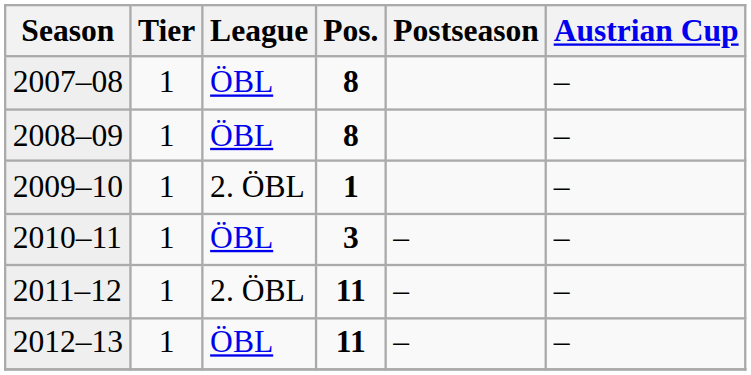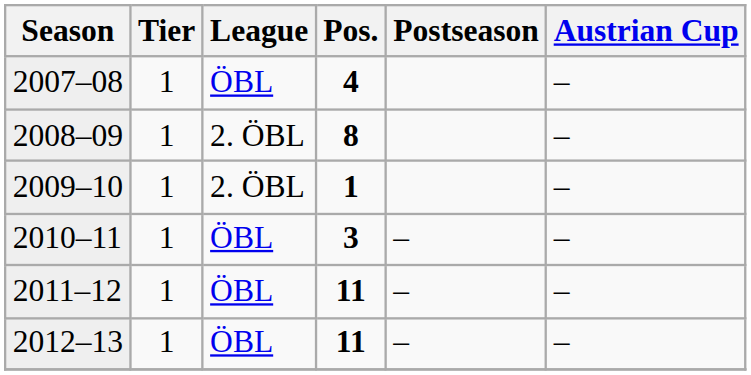(351, 82) 8 -> (351, 82) 4
(242, 134) ÖBL -> (257, 134) 2. ÖBL
(257, 290) 2. ÖBL -> (242, 290) ÖBL
